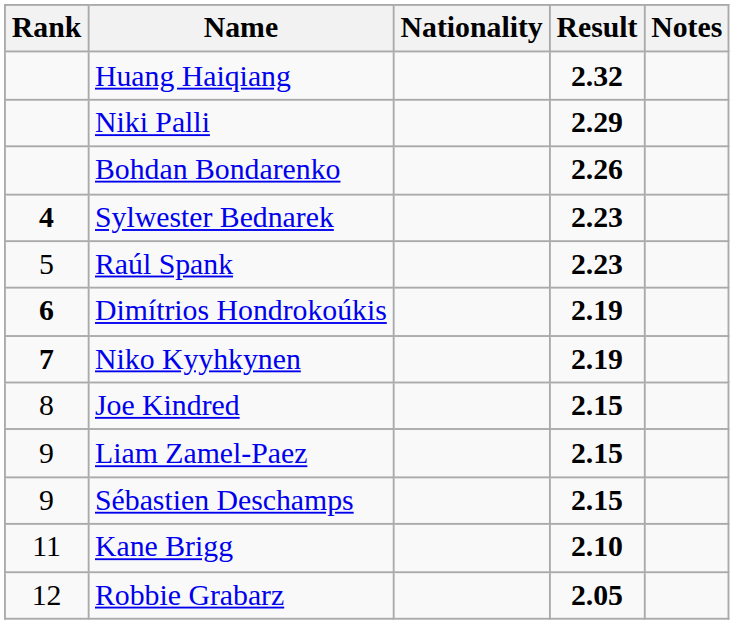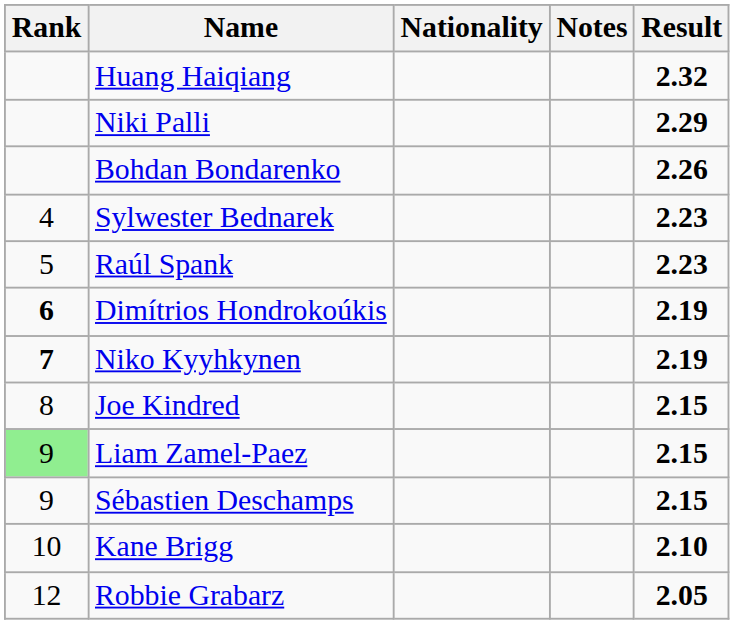columns swapped: (597, 28) <-> (687, 28)
(47, 216) bold -> (47, 216) normal
(47, 452) no background -> (47, 452) lightgreen background
(47, 547) 11 -> (47, 547) 10
